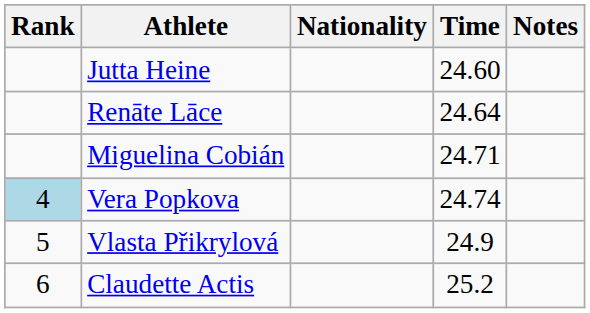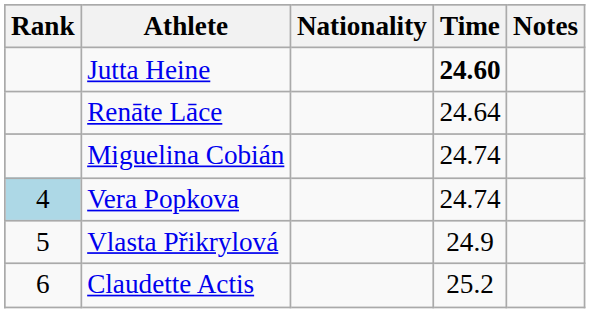(470, 69) normal -> (470, 69) bold
(470, 155) 24.71 -> (470, 155) 24.74
